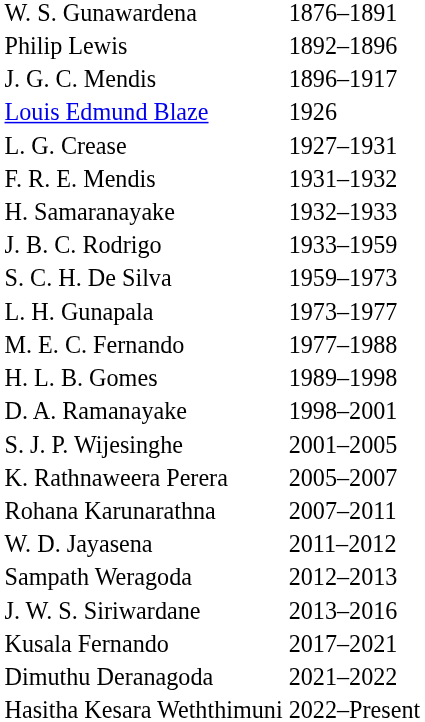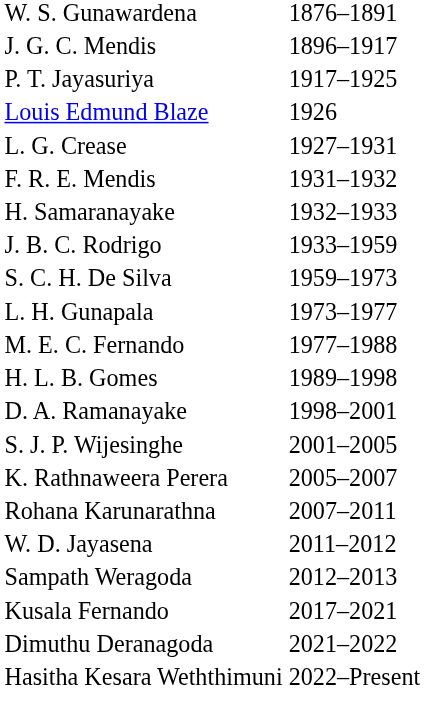- row: (66, 46)
+ row: (79, 79)
- row: (103, 610)
